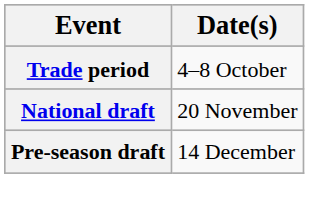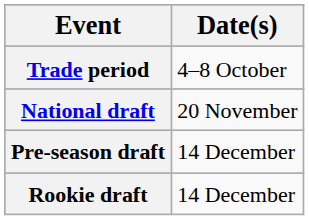+ row: (88, 194)
